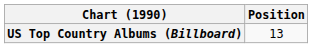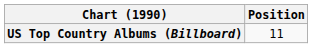(276, 33) 13 -> (276, 33) 11
